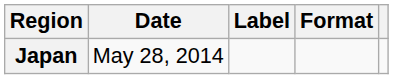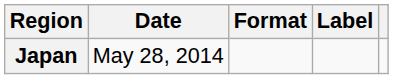columns swapped: (337, 21) <-> (262, 21)
